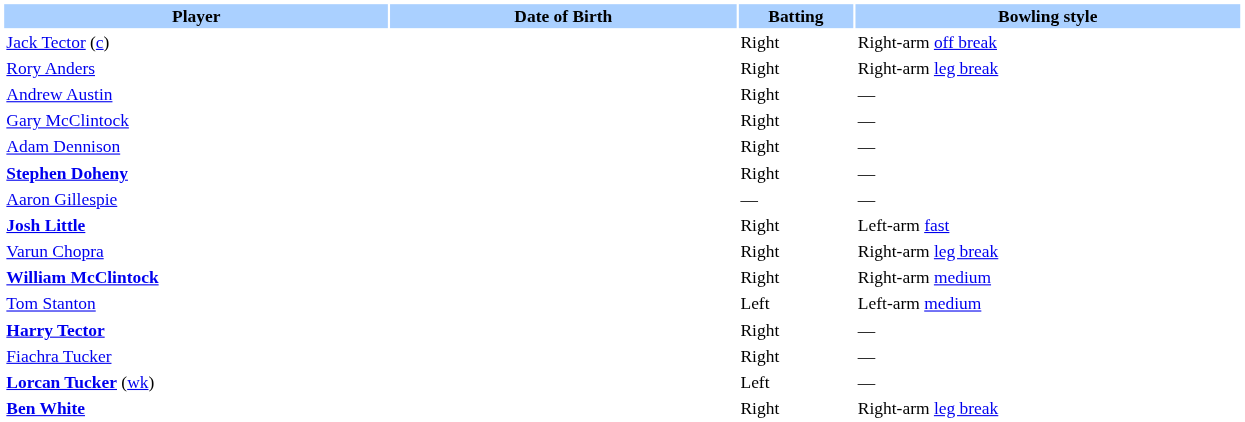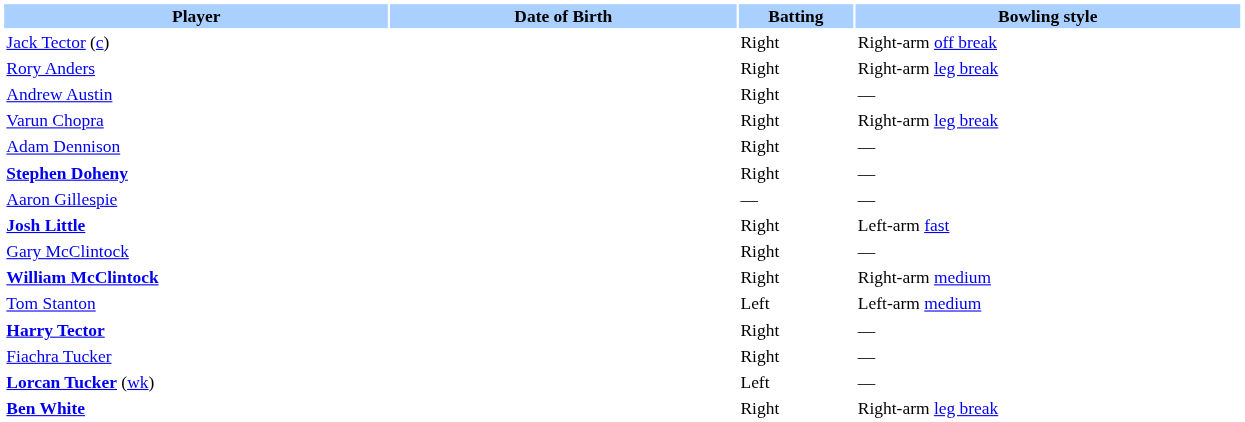rows swapped: (55, 251) <-> (68, 120)
